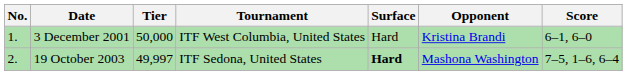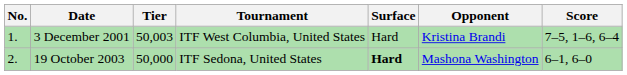(154, 36) 50,000 -> (154, 36) 50,003
(568, 36) 6–1, 6–0 -> (582, 36) 7–5, 1–6, 6–4
(154, 58) 49,997 -> (154, 58) 50,000
(582, 58) 7–5, 1–6, 6–4 -> (568, 58) 6–1, 6–0
